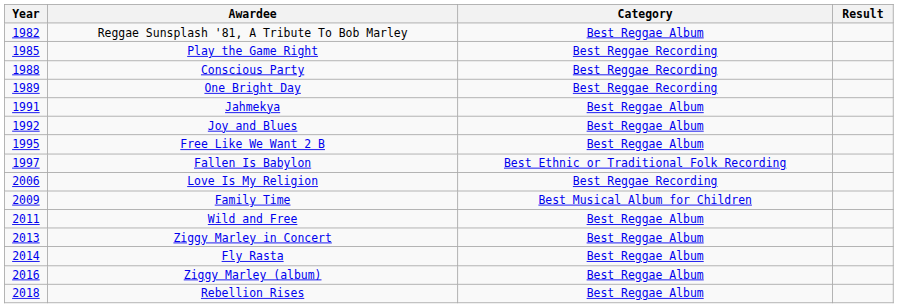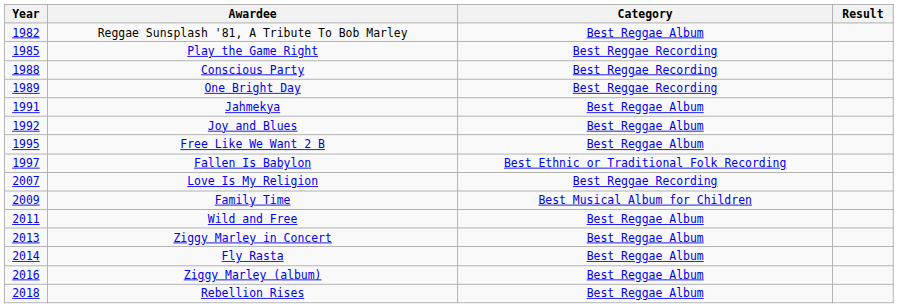(26, 182) 2006 -> (26, 182) 2007
